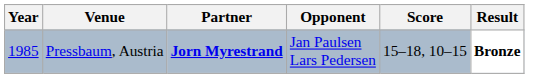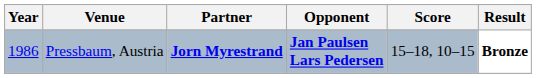(23, 51) 1985 -> (23, 51) 1986
(333, 51) normal -> (337, 51) bold
